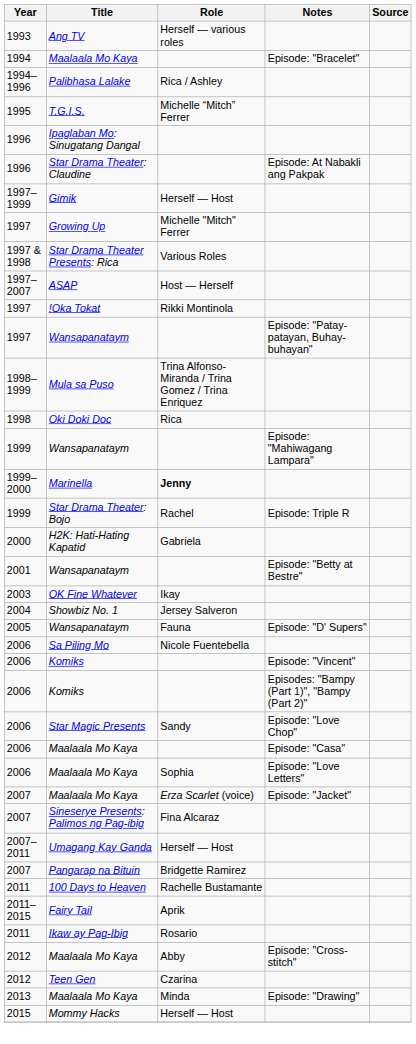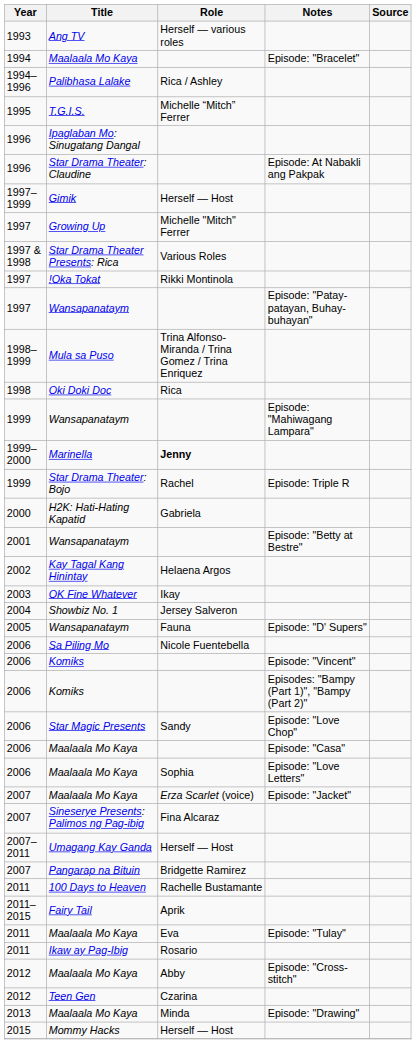- row: (63, 285)
+ row: (86, 571)
+ row: (93, 933)
